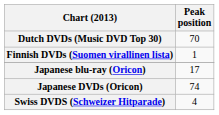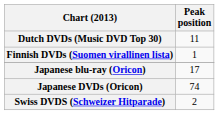(194, 39) 70 -> (194, 39) 11
(194, 102) 4 -> (194, 102) 2
